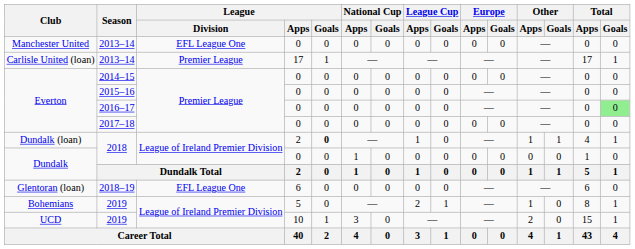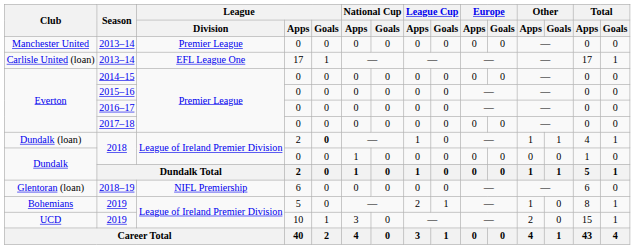(211, 44) EFL League One -> (211, 44) Premier League
(211, 60) Premier League -> (211, 60) EFL League One
(615, 108) lightgreen background -> (615, 108) no background
(211, 188) EFL League One -> (211, 188) NIFL Premiership
